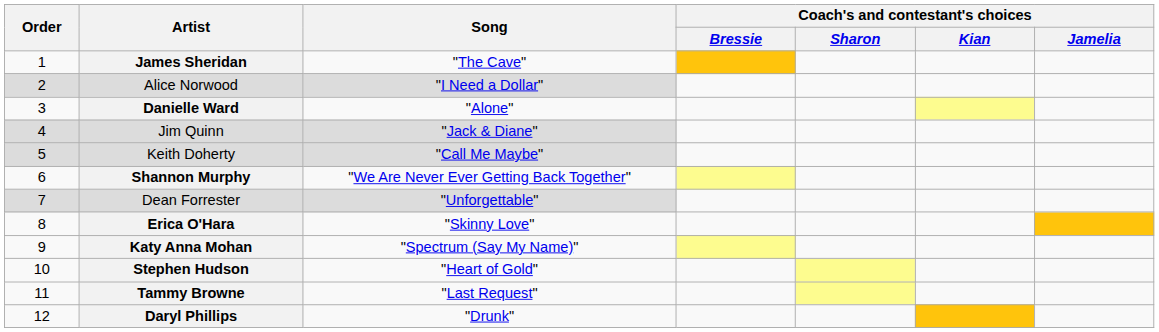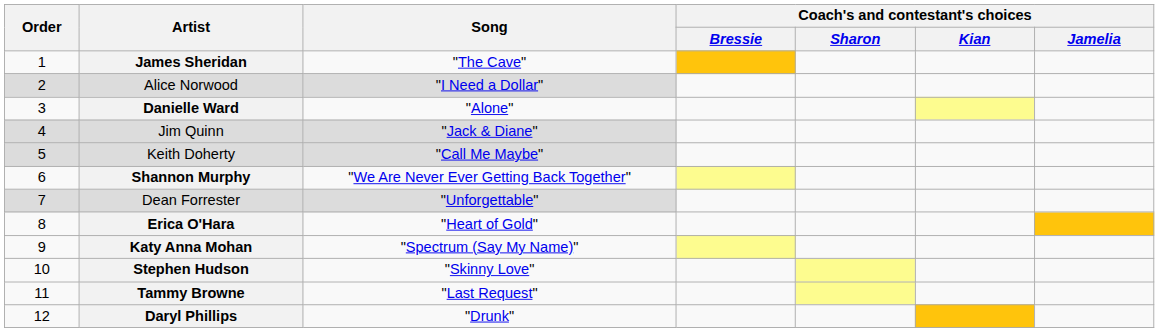(490, 223) "Skinny Love" -> (490, 223) "Heart of Gold"
(490, 270) "Heart of Gold" -> (490, 270) "Skinny Love"
